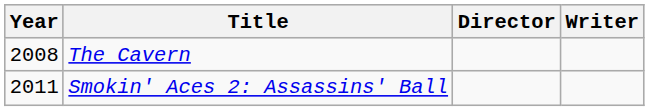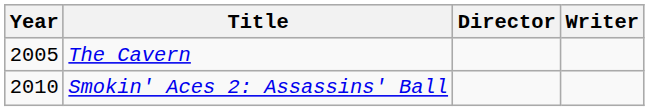(34, 55) 2008 -> (34, 55) 2005
(34, 88) 2011 -> (34, 88) 2010
